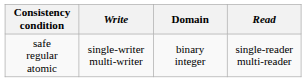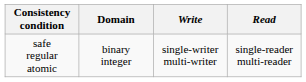columns swapped: (190, 19) <-> (116, 19)
